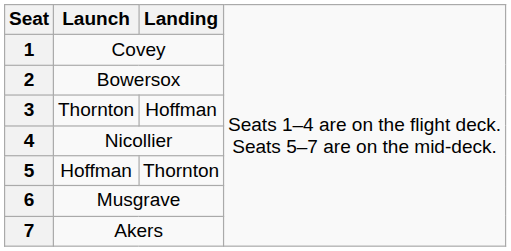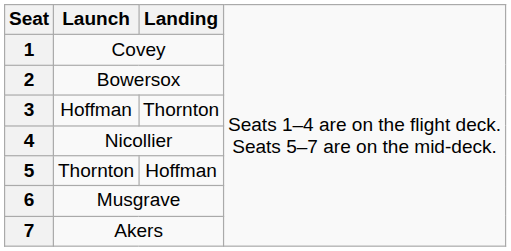(96, 110) Thornton -> (96, 110) Hoffman
(181, 110) Hoffman -> (181, 110) Thornton
(96, 170) Hoffman -> (96, 170) Thornton
(181, 170) Thornton -> (181, 170) Hoffman
